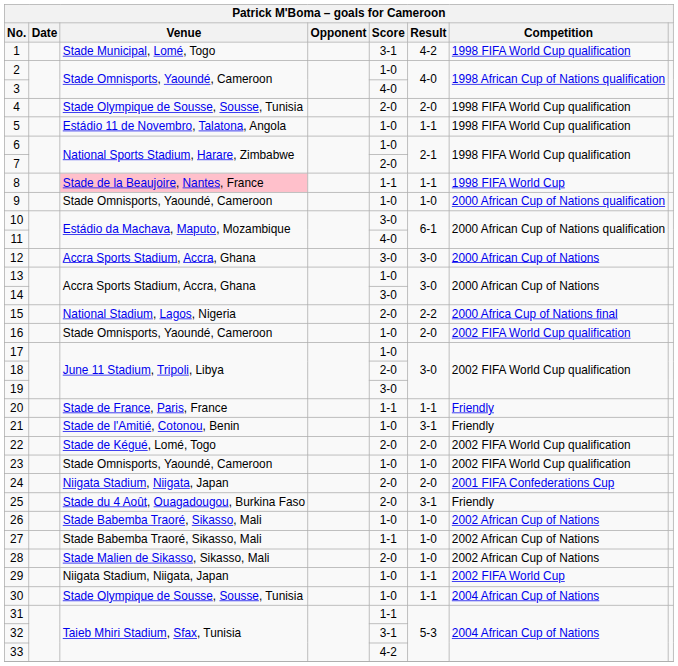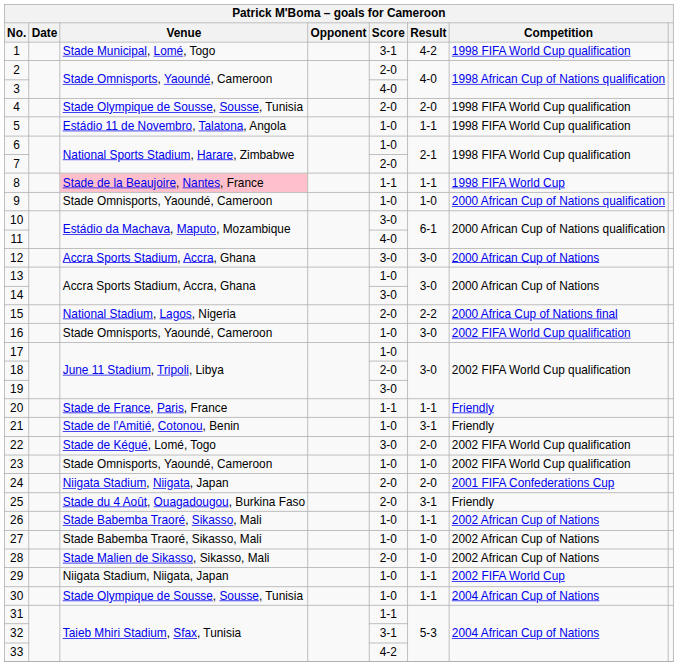(388, 70) 1-0 -> (388, 70) 2-0
(428, 333) 2-0 -> (428, 333) 3-0
(388, 445) 2-0 -> (388, 445) 3-0
(428, 520) 1-0 -> (428, 520) 1-1
(388, 539) 1-1 -> (388, 539) 1-0
